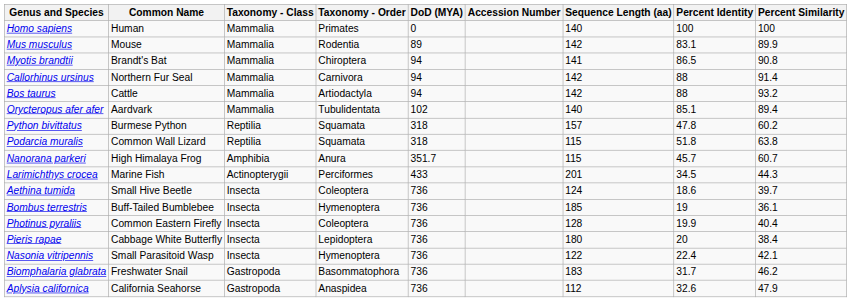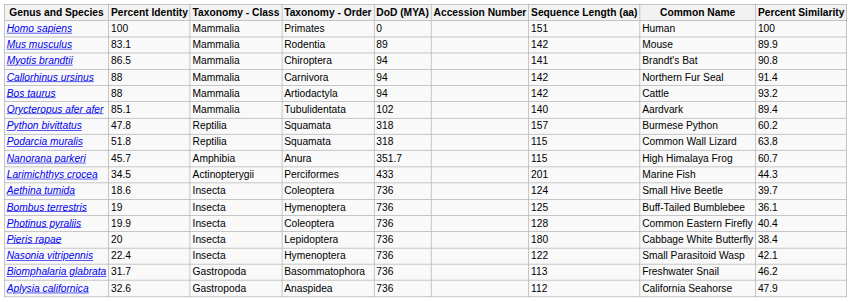columns swapped: (167, 12) <-> (715, 12)
(574, 28) 140 -> (540, 28) 151
(574, 207) 185 -> (540, 207) 125
(574, 272) 183 -> (539, 272) 113
